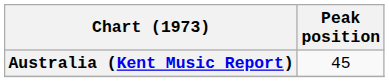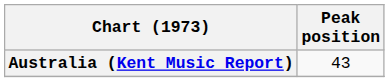(341, 64) 45 -> (341, 64) 43
